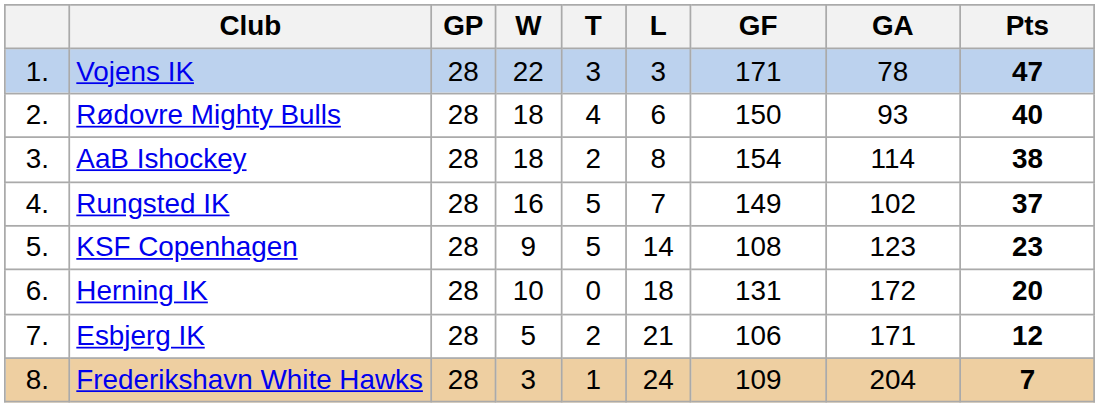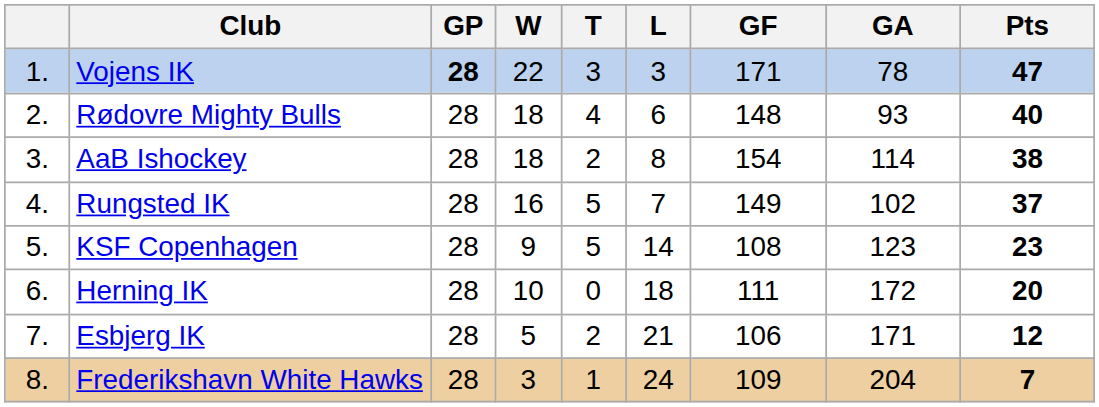(463, 70) normal -> (463, 70) bold
(758, 114) 150 -> (758, 114) 148
(758, 291) 131 -> (758, 291) 111
